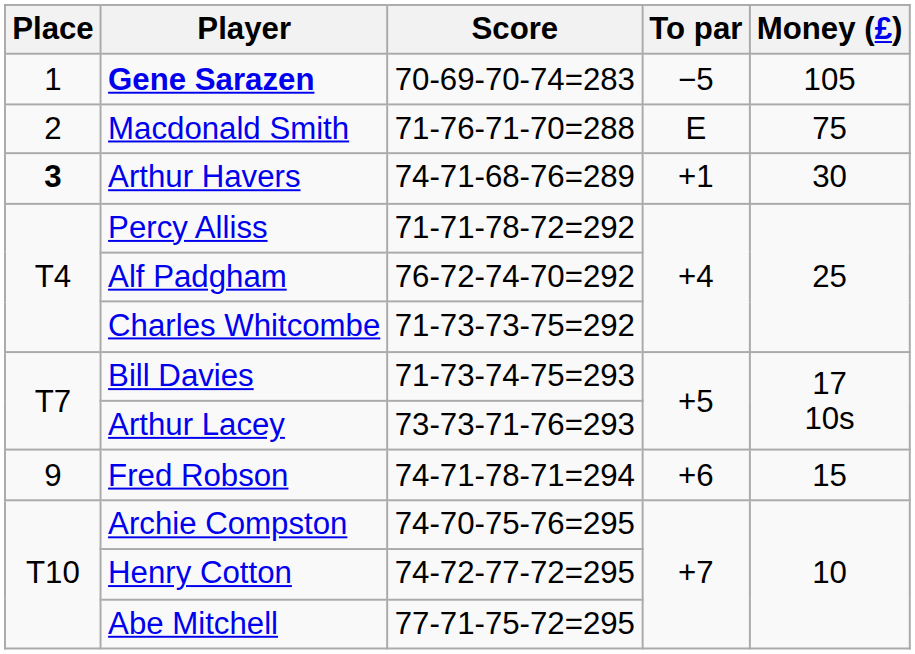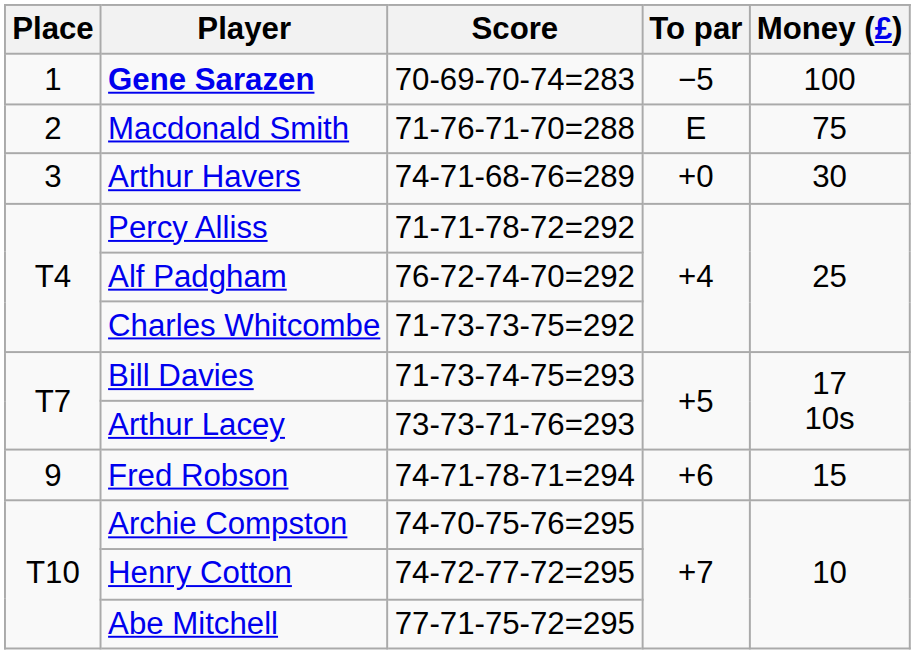(830, 78) 105 -> (830, 78) 100
(53, 177) bold -> (53, 177) normal
(696, 177) +1 -> (696, 177) +0
